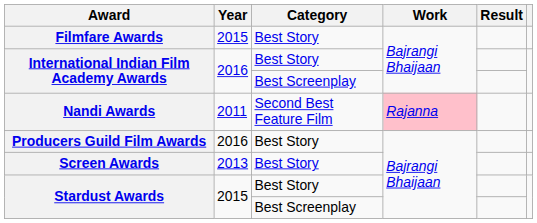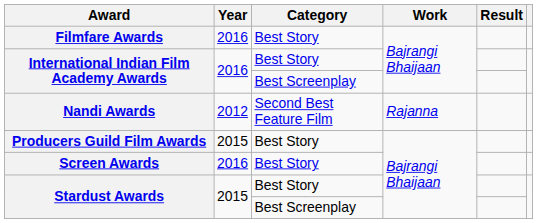(233, 37) 2015 -> (233, 37) 2016
(232, 111) 2011 -> (233, 111) 2012
(412, 111) pink background -> (412, 111) no background
(233, 141) 2016 -> (233, 141) 2015
(233, 163) 2013 -> (233, 163) 2016
